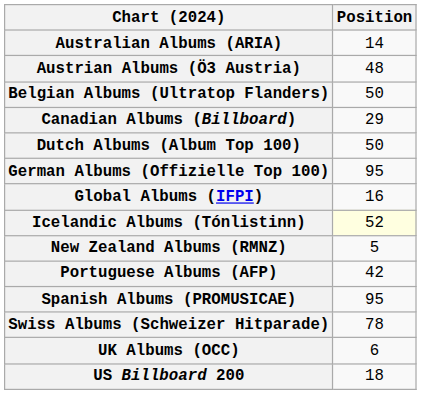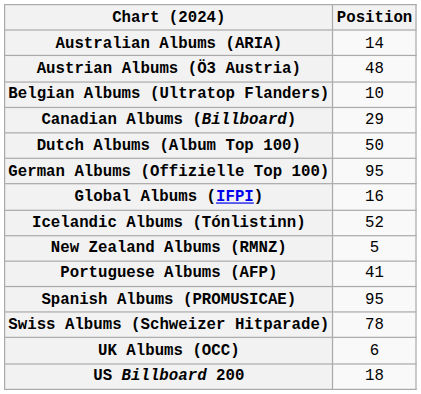(375, 94) 50 -> (375, 94) 10
(375, 223) lightyellow background -> (375, 223) no background
(375, 274) 42 -> (375, 274) 41
